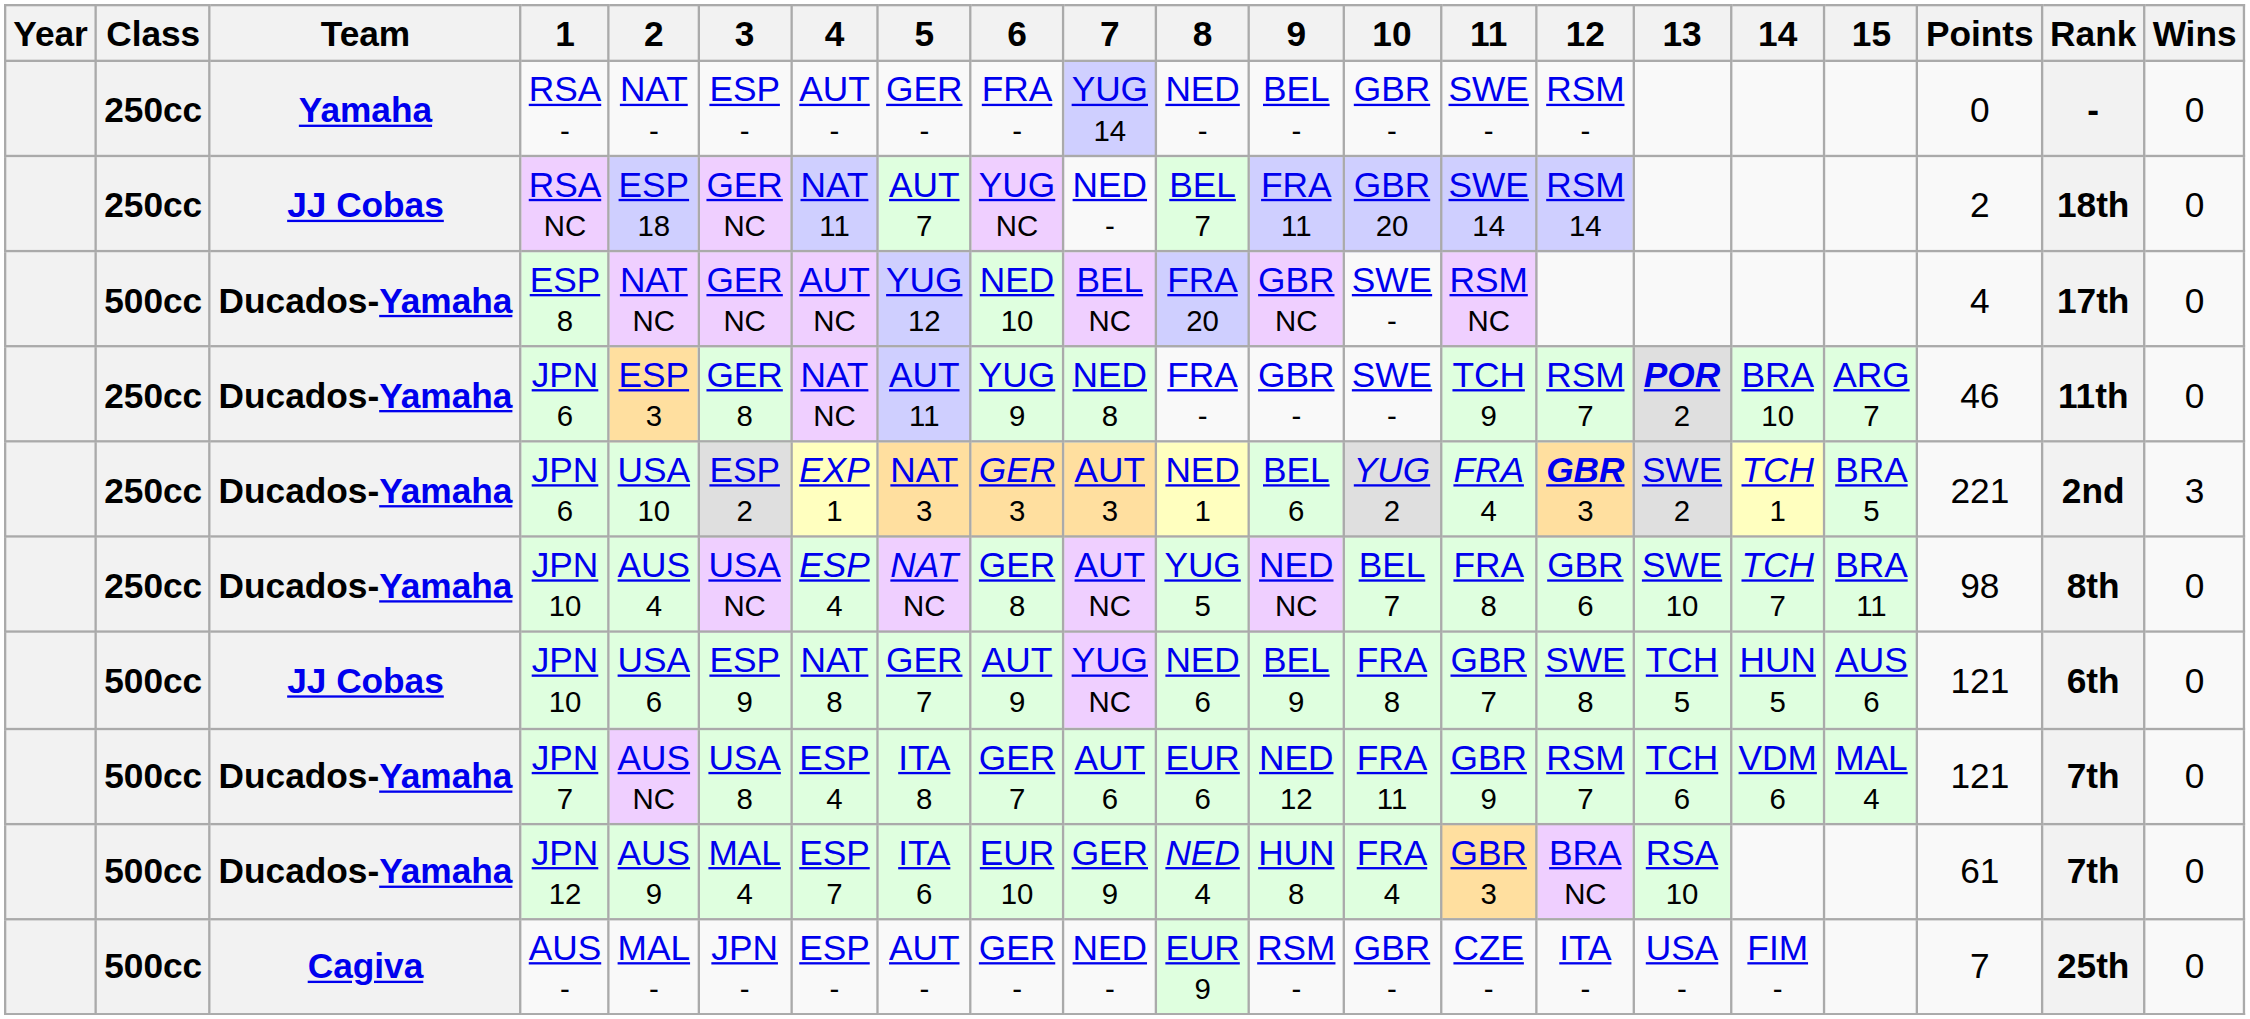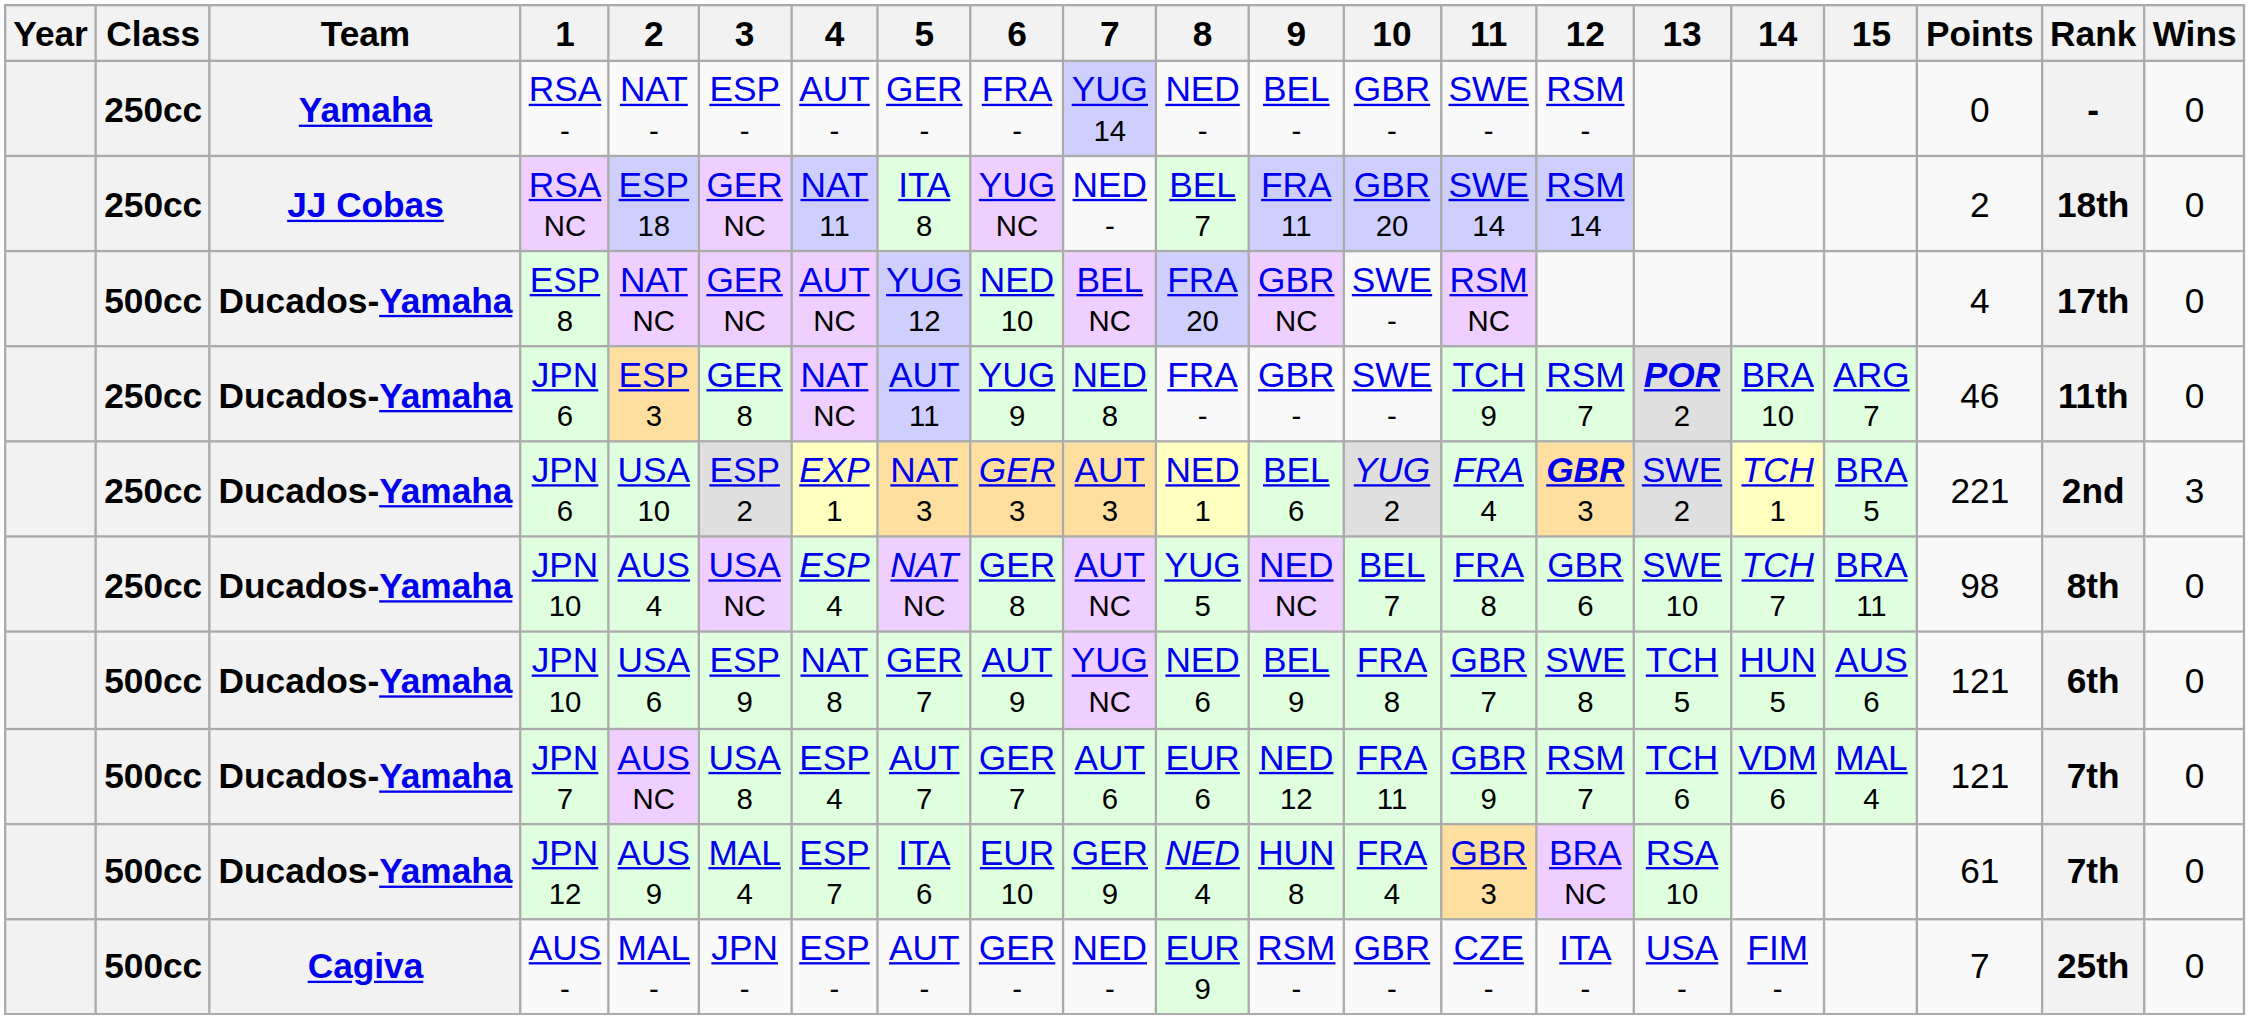(924, 204) AUT 7 -> (924, 204) ITA 8
(365, 680) JJ Cobas -> (365, 680) Ducados-Yamaha
(924, 776) ITA 8 -> (924, 776) AUT 7
